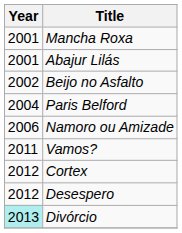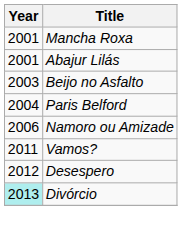(23, 83) 2002 -> (23, 83) 2003
- row: (67, 172)
